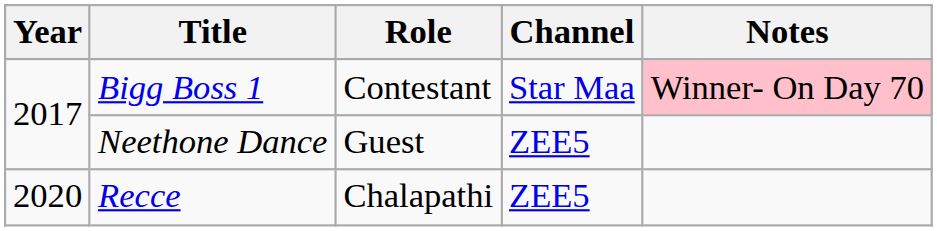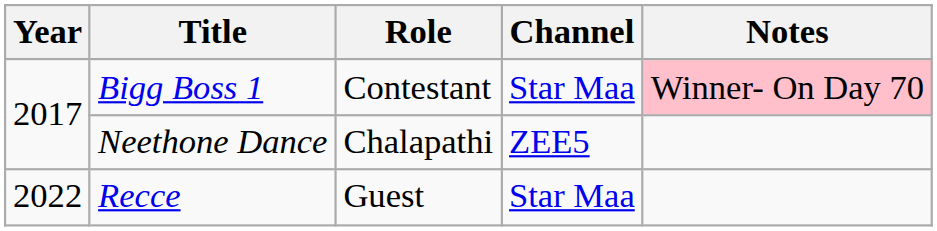(384, 141) Guest -> (418, 141) Chalapathi
(48, 196) 2020 -> (48, 196) 2022
(418, 196) Chalapathi -> (384, 196) Guest
(549, 196) ZEE5 -> (572, 196) Star Maa
